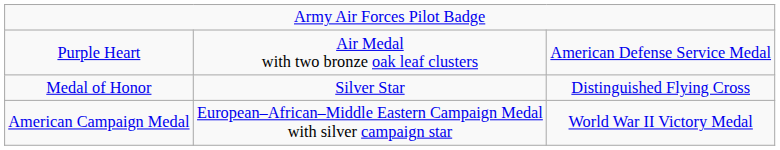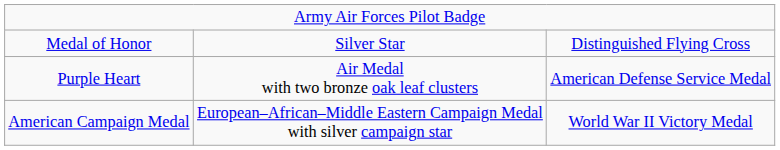rows swapped: (99, 87) <-> (99, 52)
